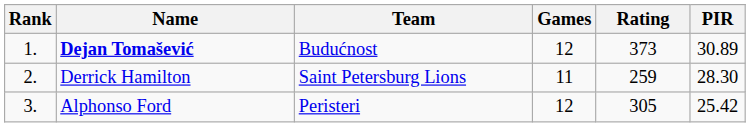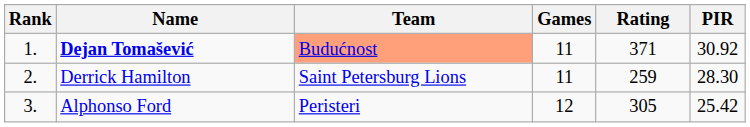(338, 48) no background -> (338, 48) lightsalmon background
(564, 48) 12 -> (564, 48) 11
(643, 48) 373 -> (643, 48) 371
(718, 48) 30.89 -> (718, 48) 30.92
